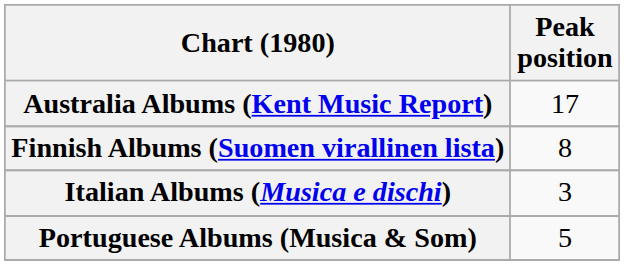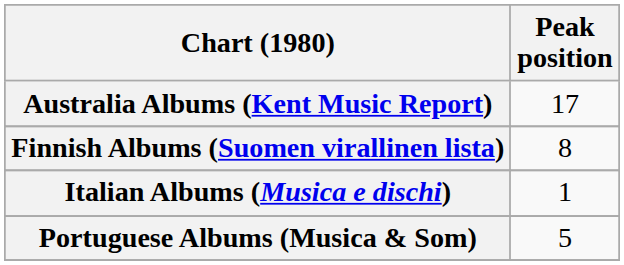(565, 192) 3 -> (565, 192) 1
